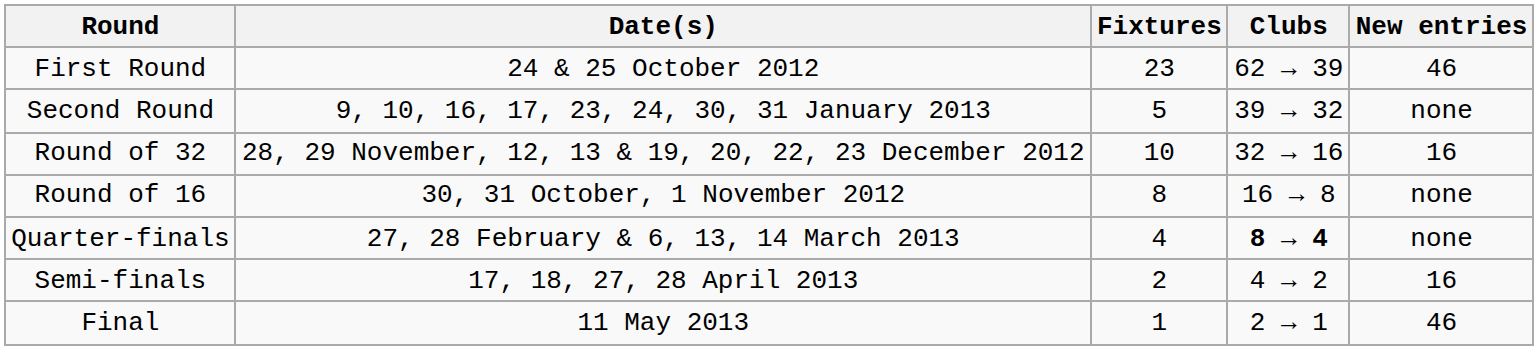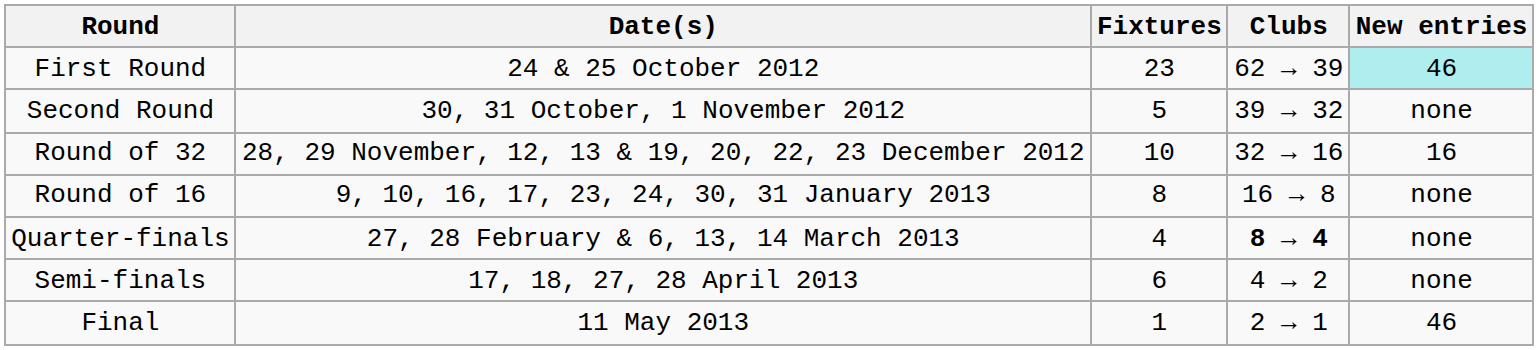(1442, 69) no background -> (1442, 69) paleturquoise background
(663, 111) 9, 10, 16, 17, 23, 24, 30, 31 January 2013 -> (663, 111) 30, 31 October, 1 November 2012
(663, 196) 30, 31 October, 1 November 2012 -> (663, 196) 9, 10, 16, 17, 23, 24, 30, 31 January 2013
(1159, 280) 2 -> (1159, 280) 6
(1442, 280) 16 -> (1442, 280) none
